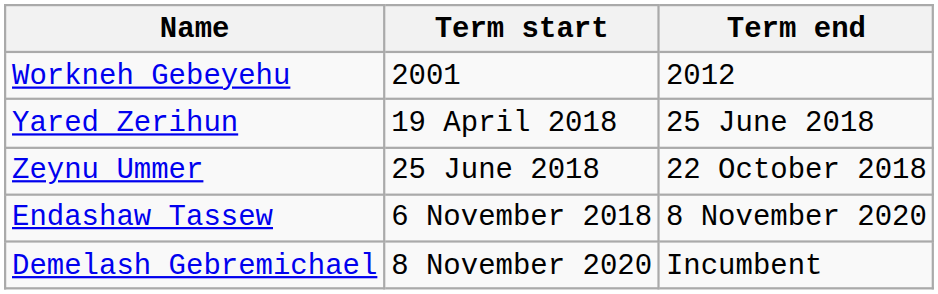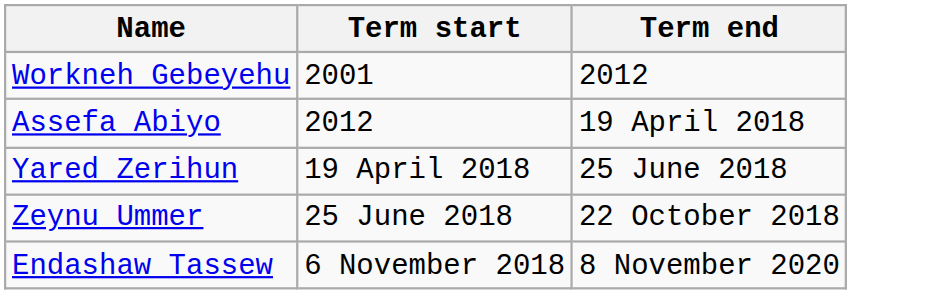+ row: (116, 123)
- row: (195, 265)
